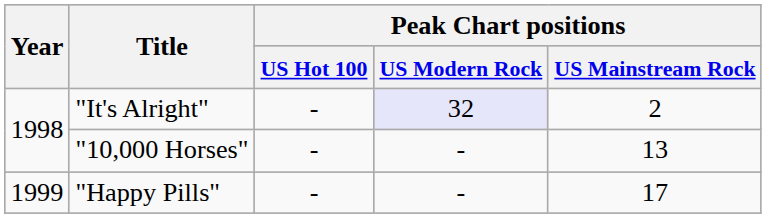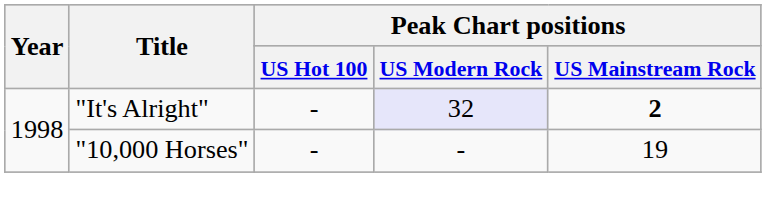(655, 108) normal -> (655, 108) bold
(655, 150) 13 -> (655, 150) 19
- row: (148, 191)
